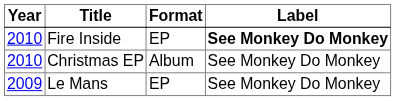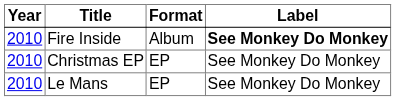(159, 38) EP -> (171, 38) Album
(171, 61) Album -> (159, 61) EP
(25, 84) 2009 -> (25, 84) 2010
